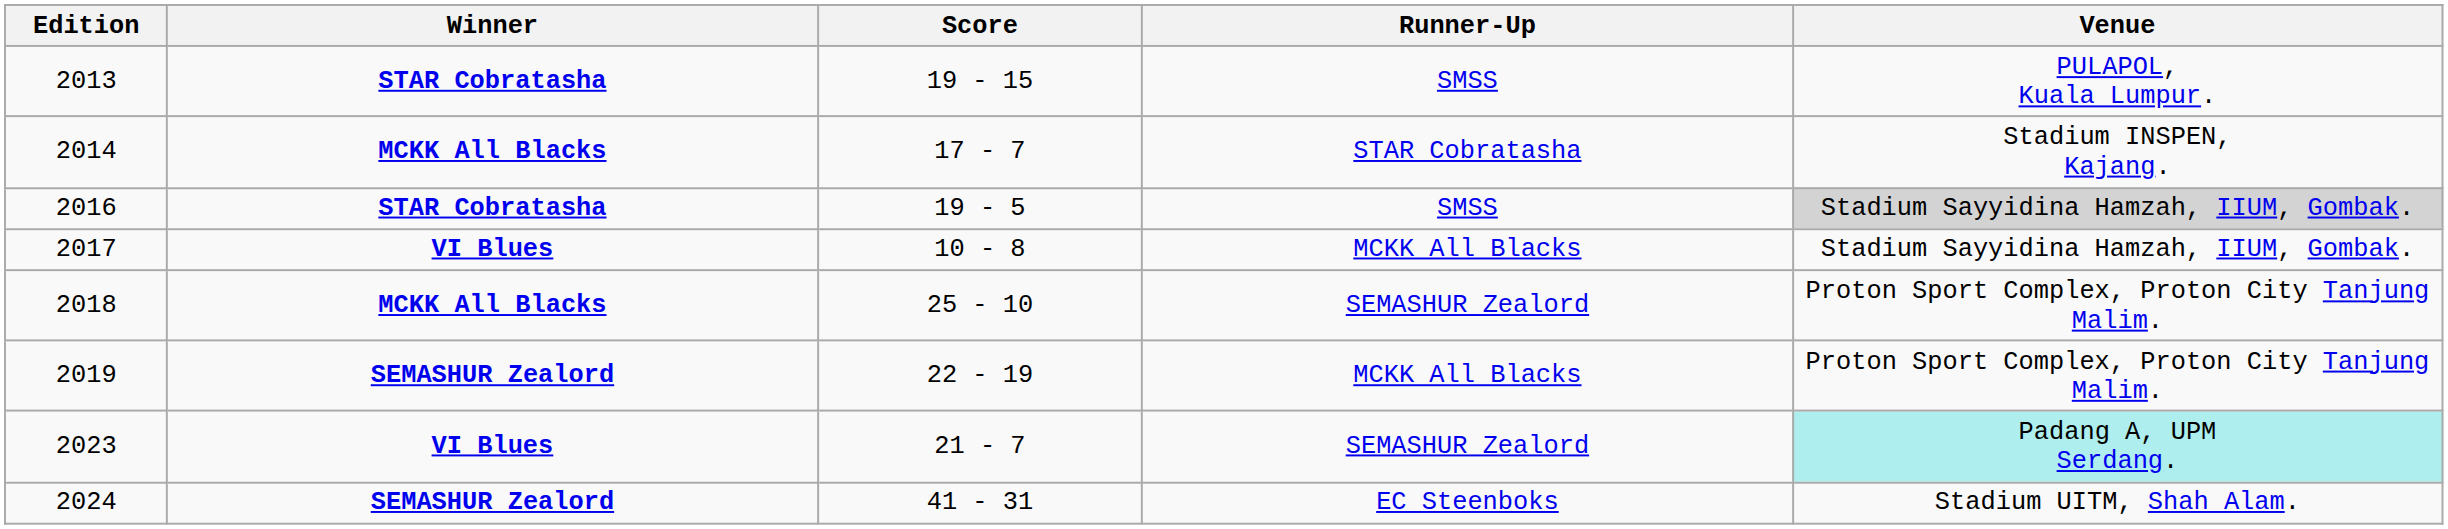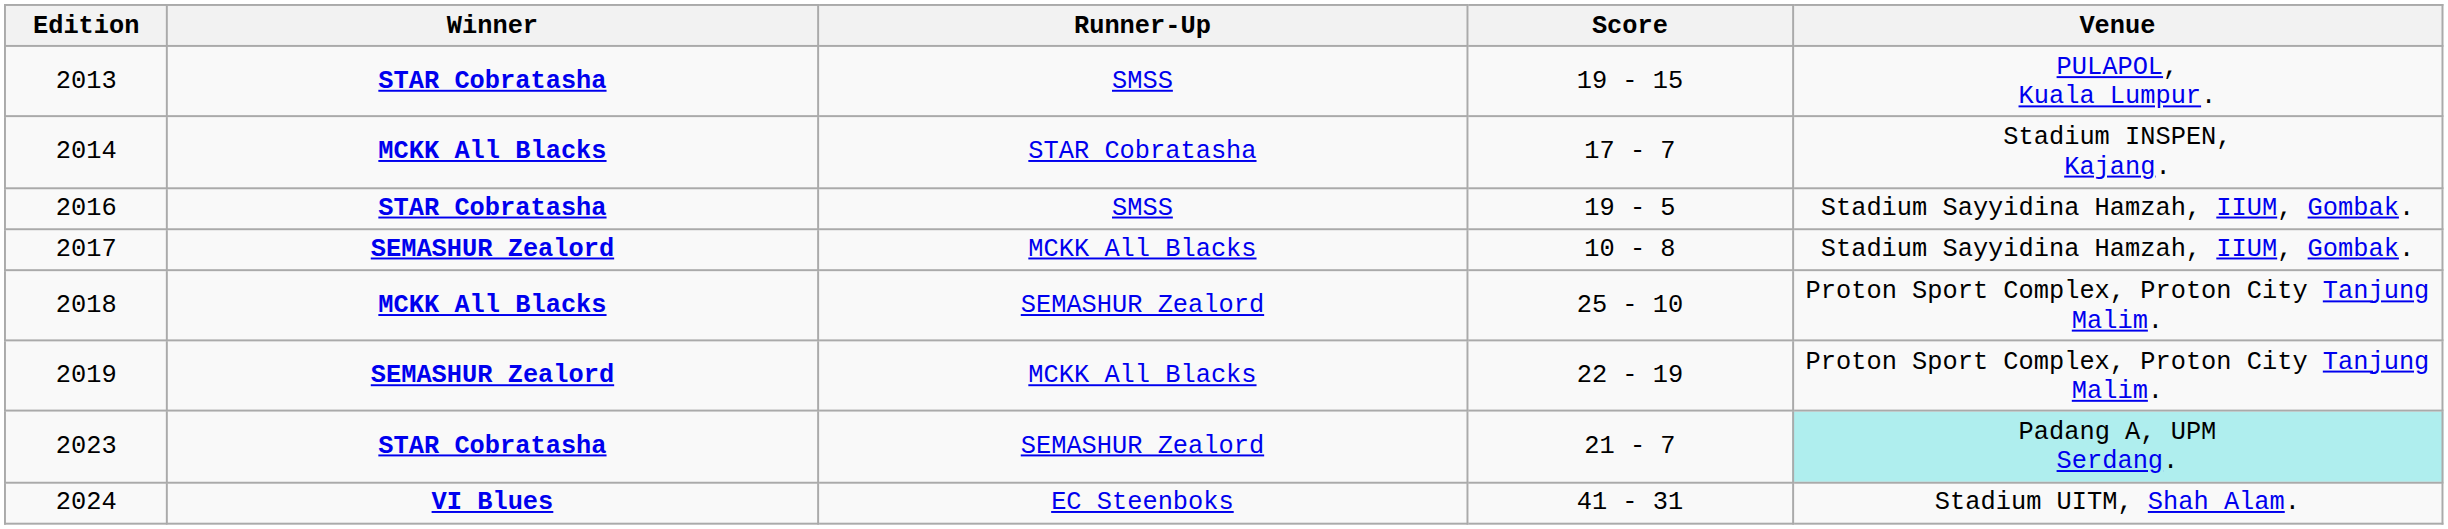columns swapped: (980, 26) <-> (1467, 26)
(2117, 208) lightgrey background -> (2117, 208) no background
(492, 249) VI Blues -> (492, 249) SEMASHUR Zealord
(492, 446) VI Blues -> (492, 446) STAR Cobratasha
(492, 502) SEMASHUR Zealord -> (492, 502) VI Blues
